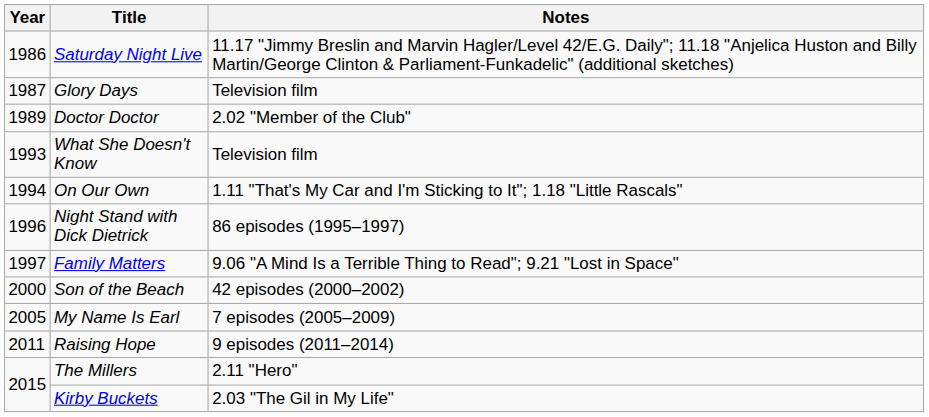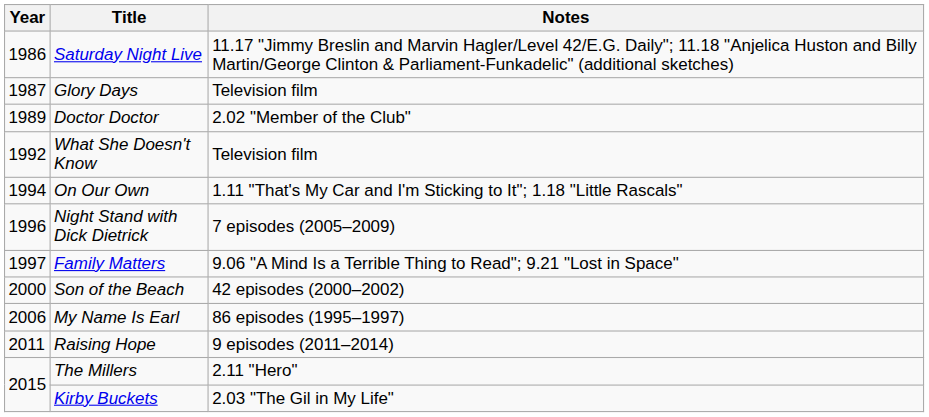(27, 154) 1993 -> (27, 154) 1992
(308, 227) 86 episodes (1995–1997) -> (304, 227) 7 episodes (2005–2009)
(27, 317) 2005 -> (27, 317) 2006
(304, 317) 7 episodes (2005–2009) -> (308, 317) 86 episodes (1995–1997)
